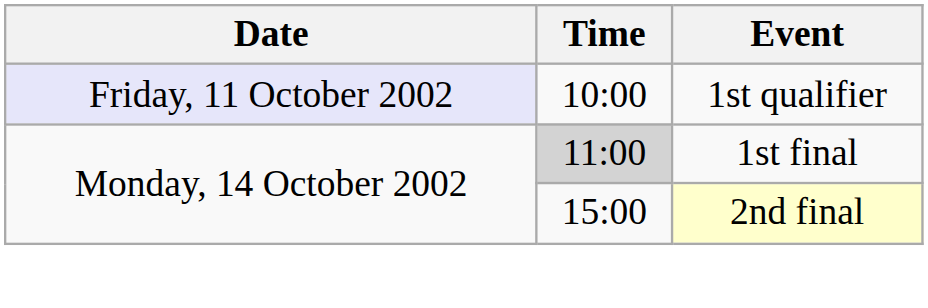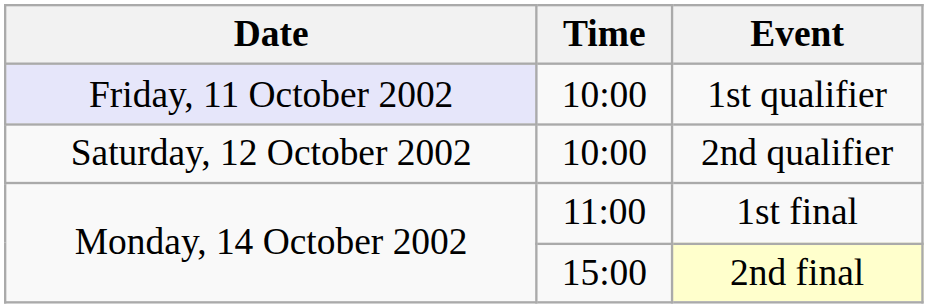+ row: (797, 152)
(604, 152) lightgrey background -> (604, 212) no background
